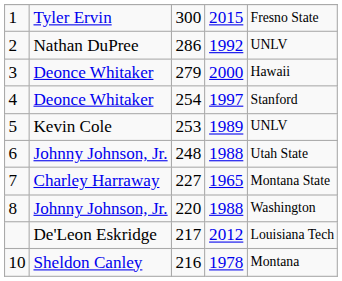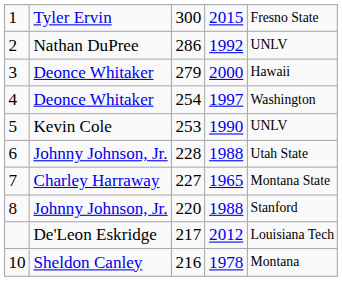(274, 99) Stanford -> (283, 99) Washington
(226, 126) 1989 -> (226, 126) 1990
(188, 153) 248 -> (188, 153) 228
(283, 208) Washington -> (274, 208) Stanford
